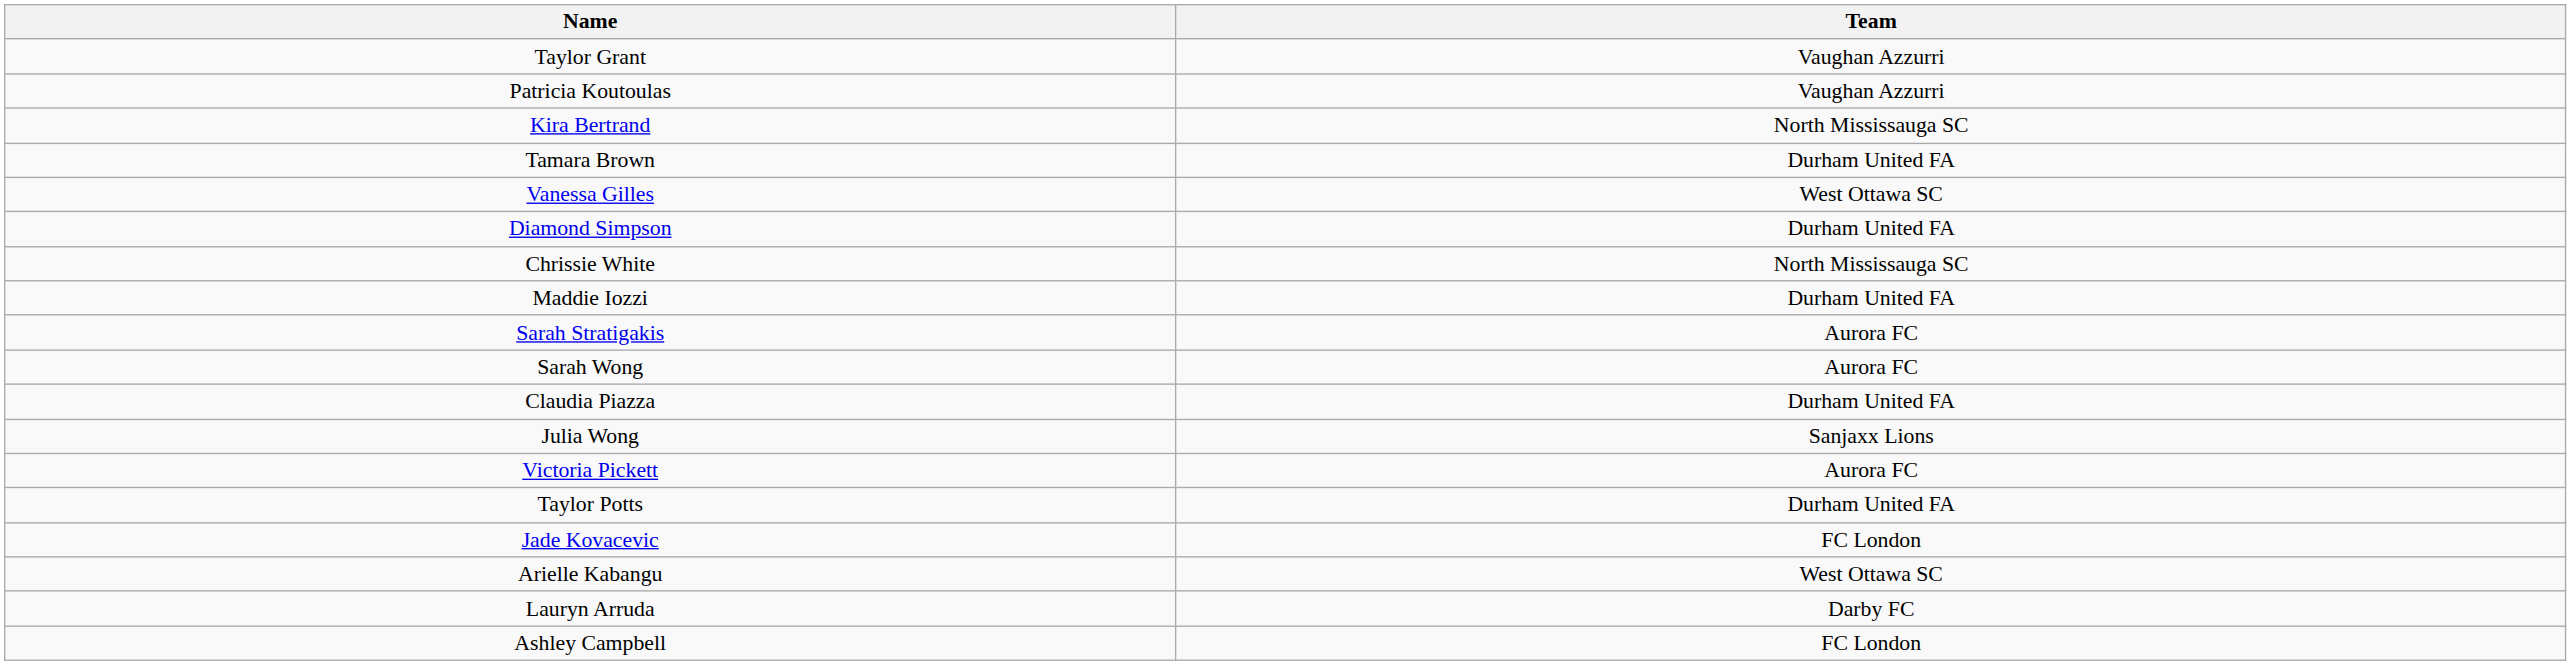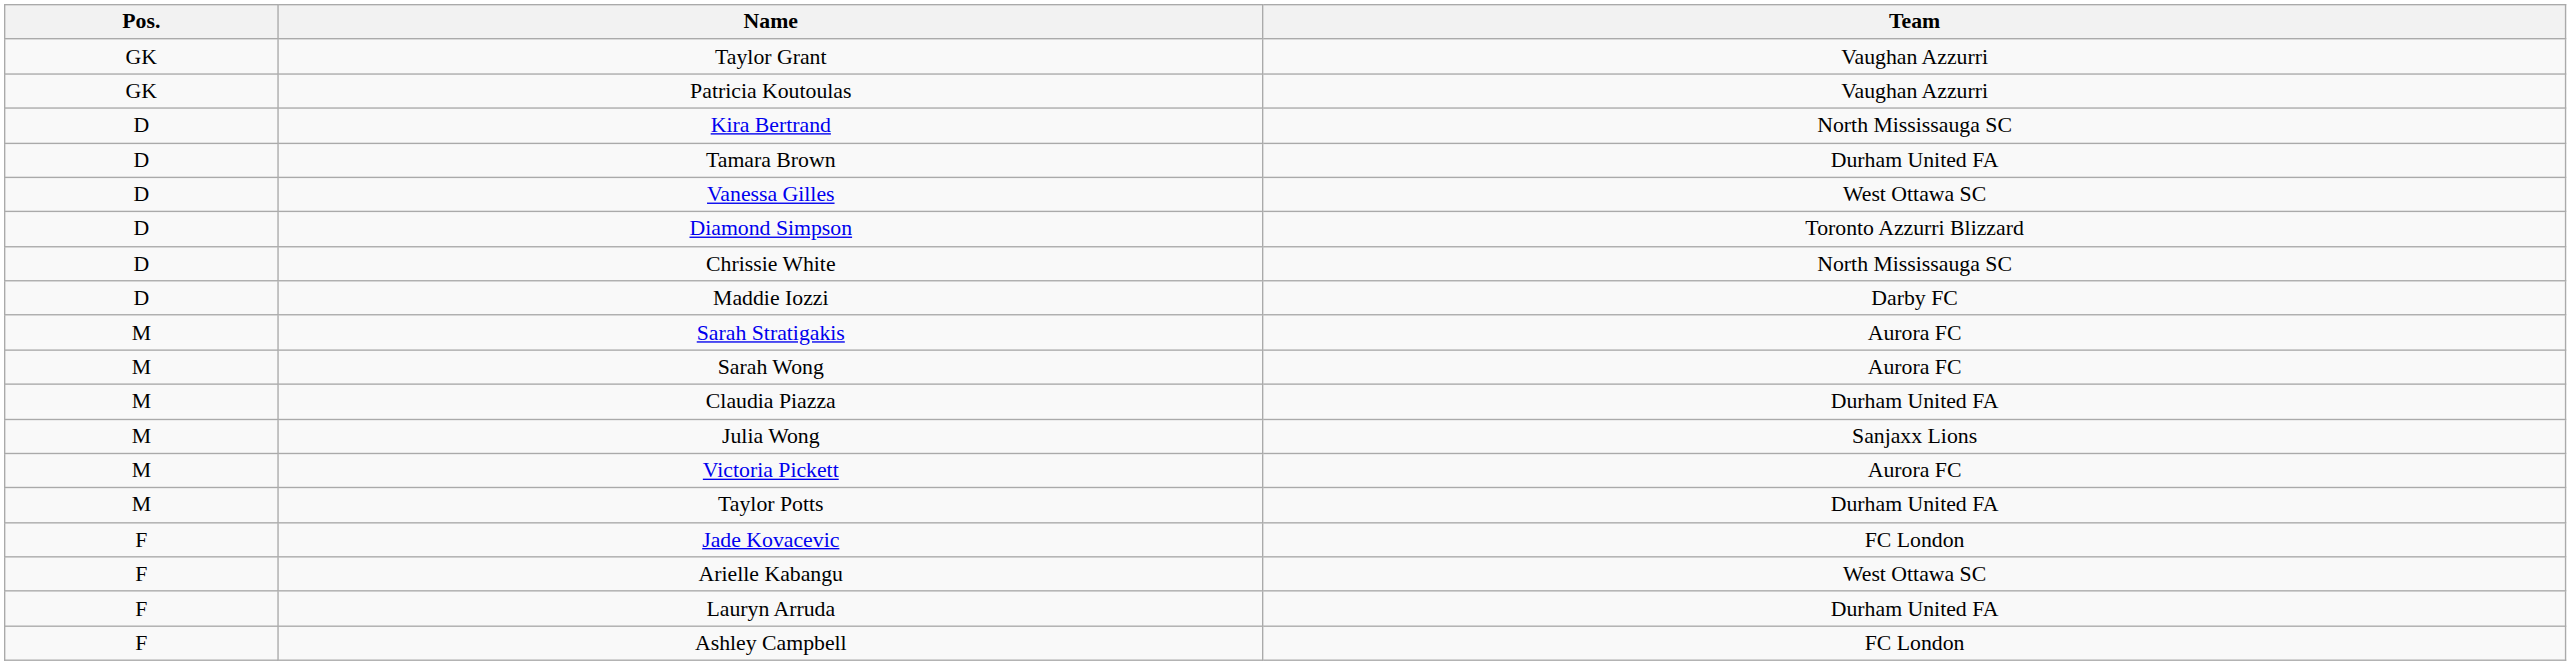+ column: (141, 21)
(1871, 228) Durham United FA -> (1915, 228) Toronto Azzurri Blizzard
(1871, 297) Durham United FA -> (1915, 297) Darby FC
(1871, 608) Darby FC -> (1915, 608) Durham United FA
